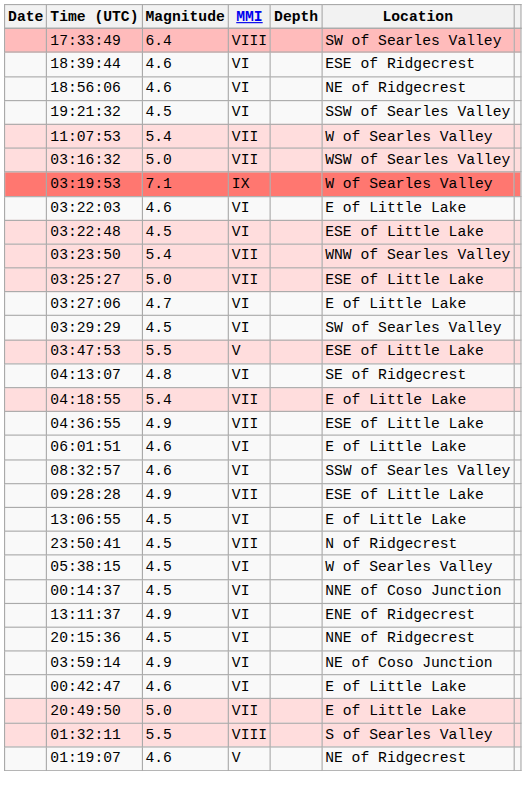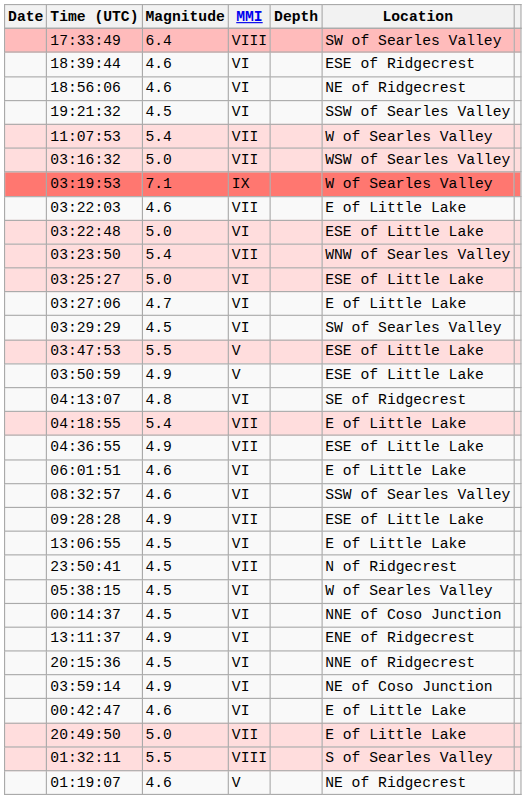(241, 208) VI -> (245, 208) VII
(159, 232) 4.5 -> (159, 232) 5.0
(245, 280) VII -> (241, 280) VI
+ row: (86, 376)
